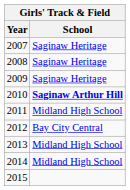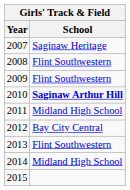(69, 62) Saginaw Heritage -> (72, 62) Flint Southwestern
(69, 78) Saginaw Heritage -> (72, 78) Flint Southwestern
(77, 144) Midland High School -> (72, 144) Flint Southwestern
